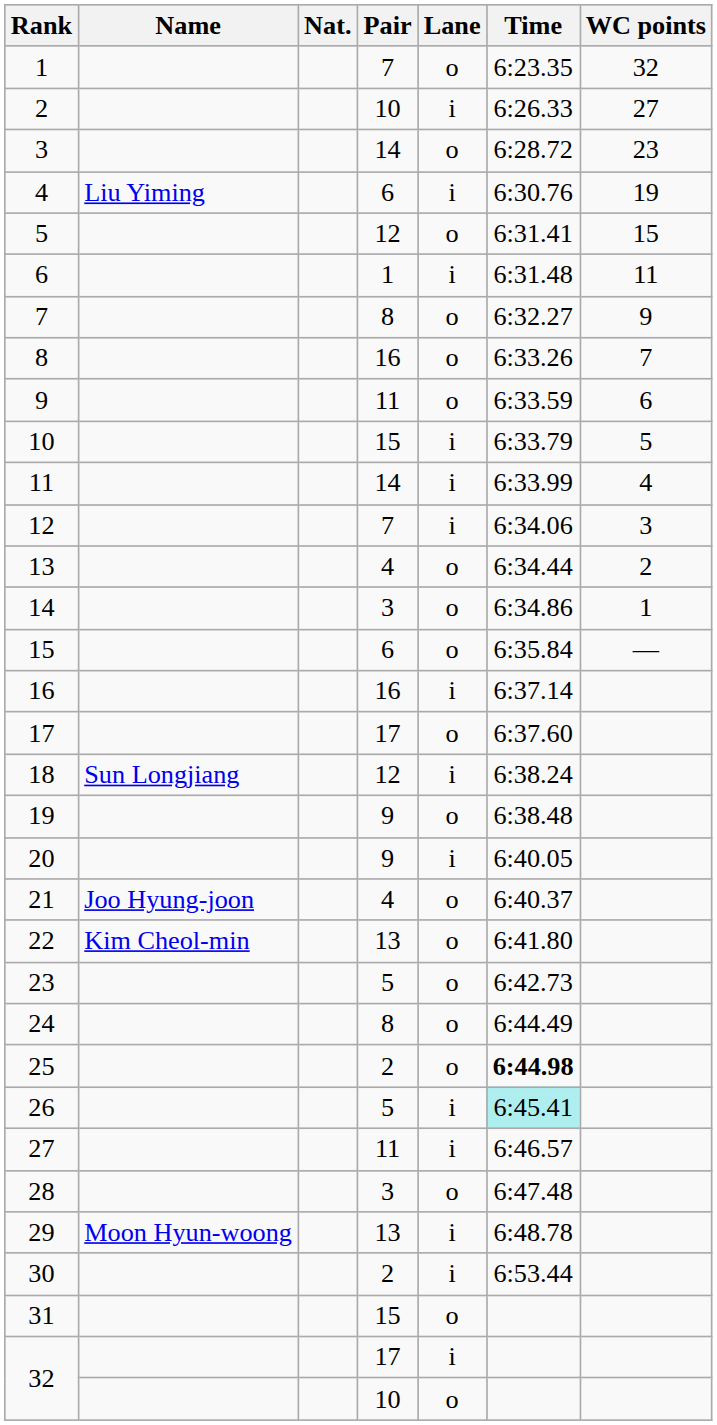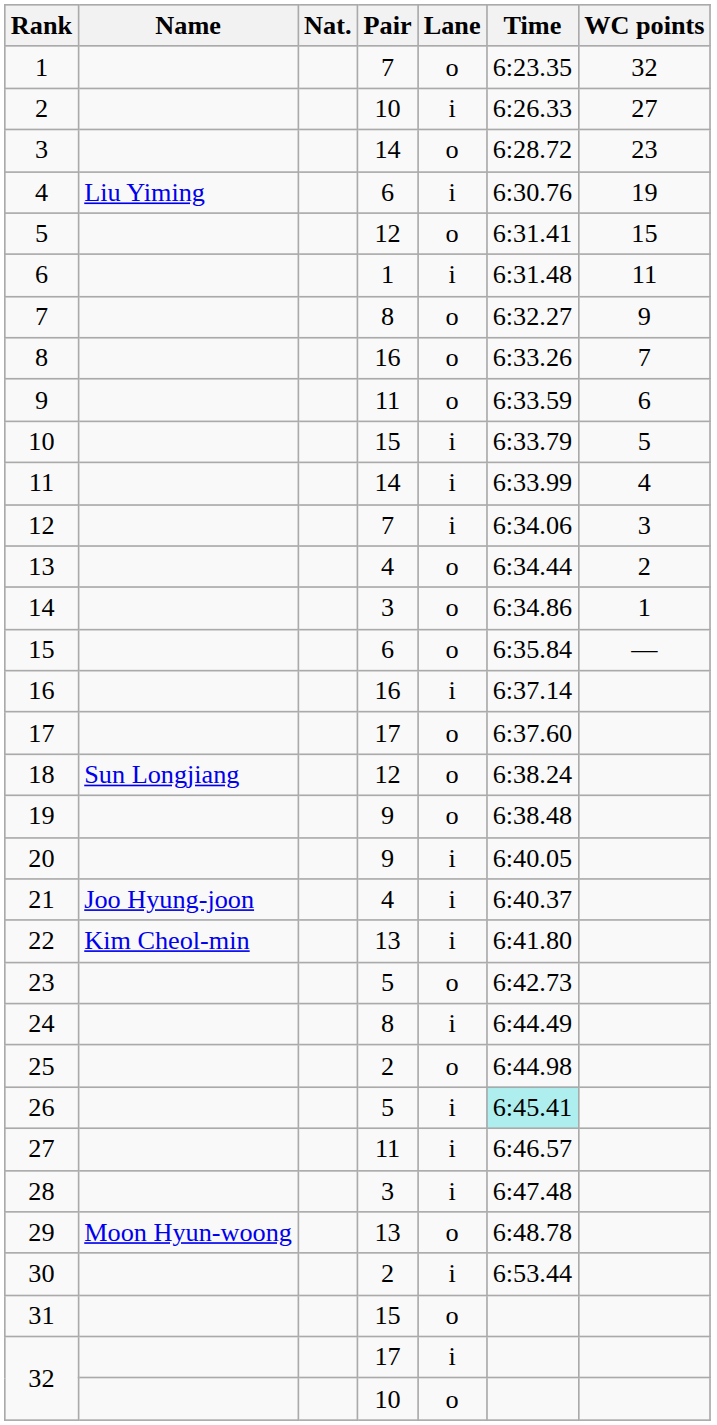(452, 774) i -> (452, 774) o
(452, 899) o -> (452, 899) i
(452, 940) o -> (452, 940) i
(452, 1024) o -> (452, 1024) i
(533, 1065) bold -> (532, 1065) normal
(452, 1190) o -> (452, 1190) i
(452, 1232) i -> (452, 1232) o
